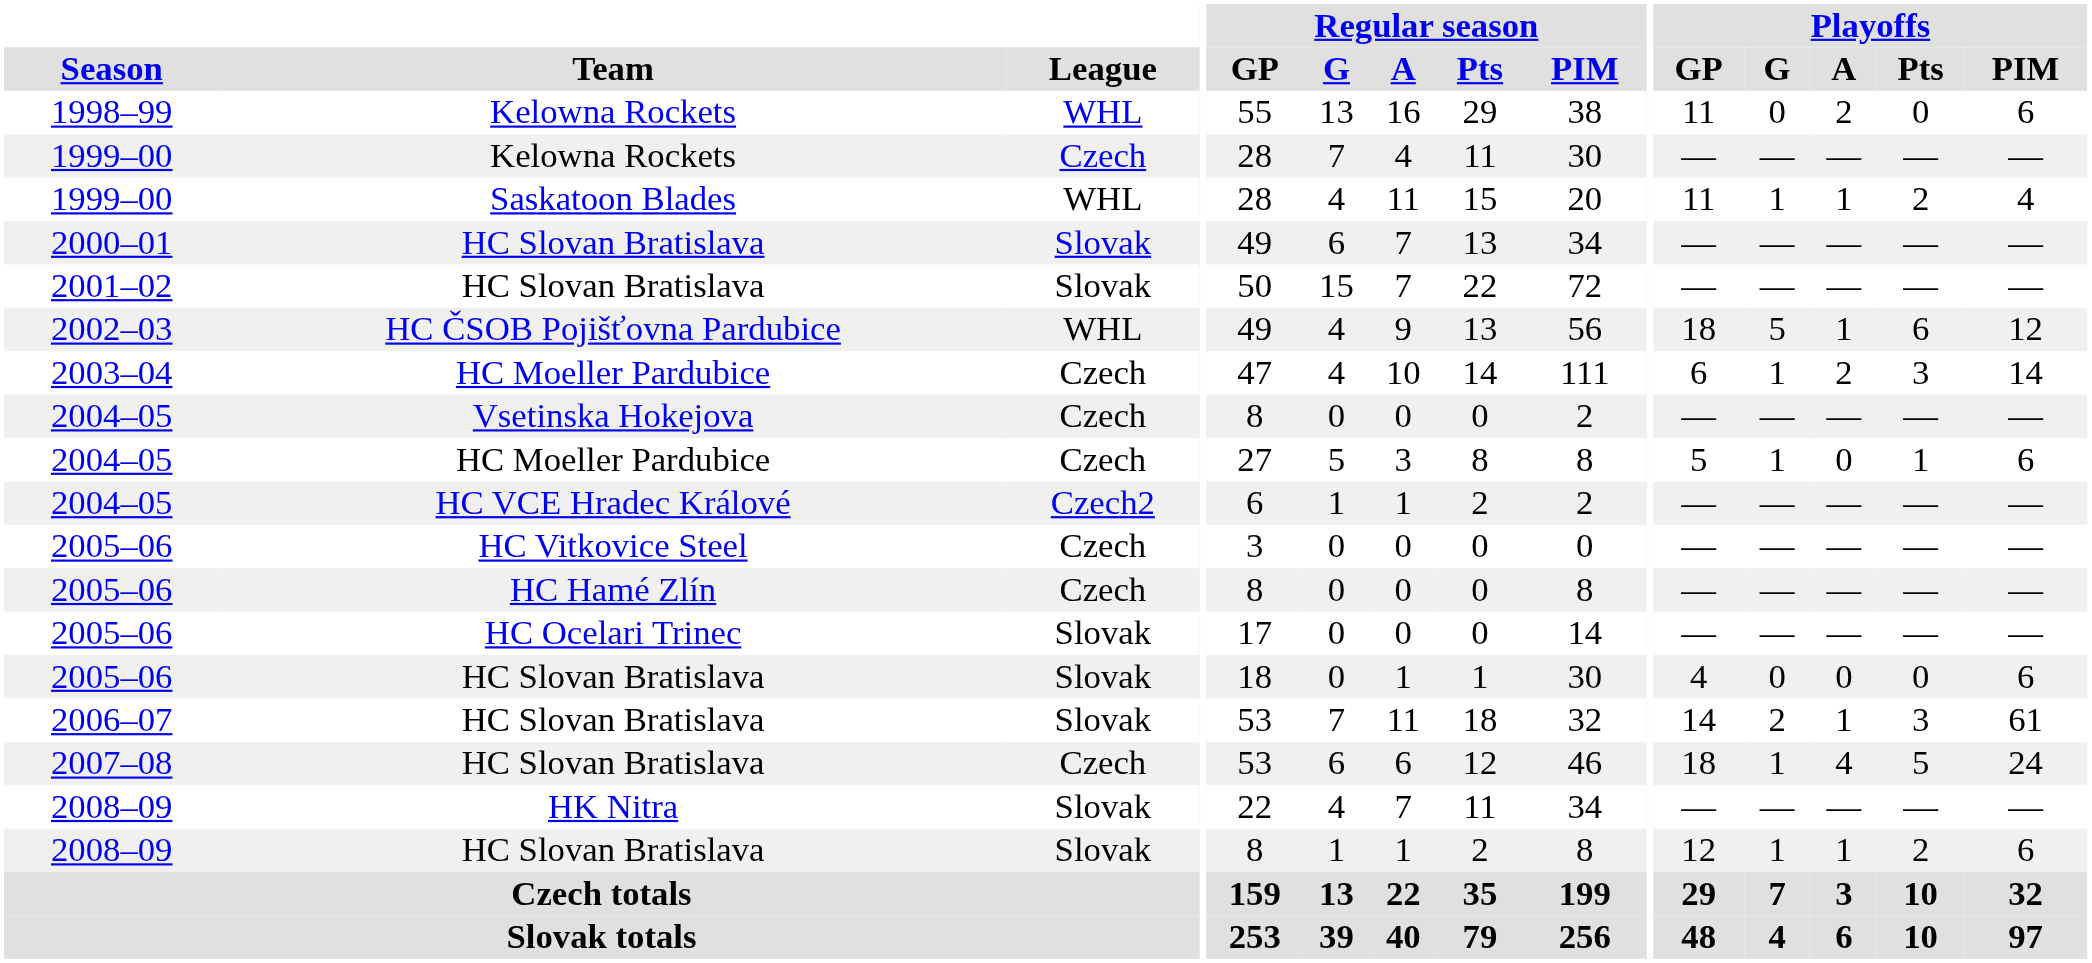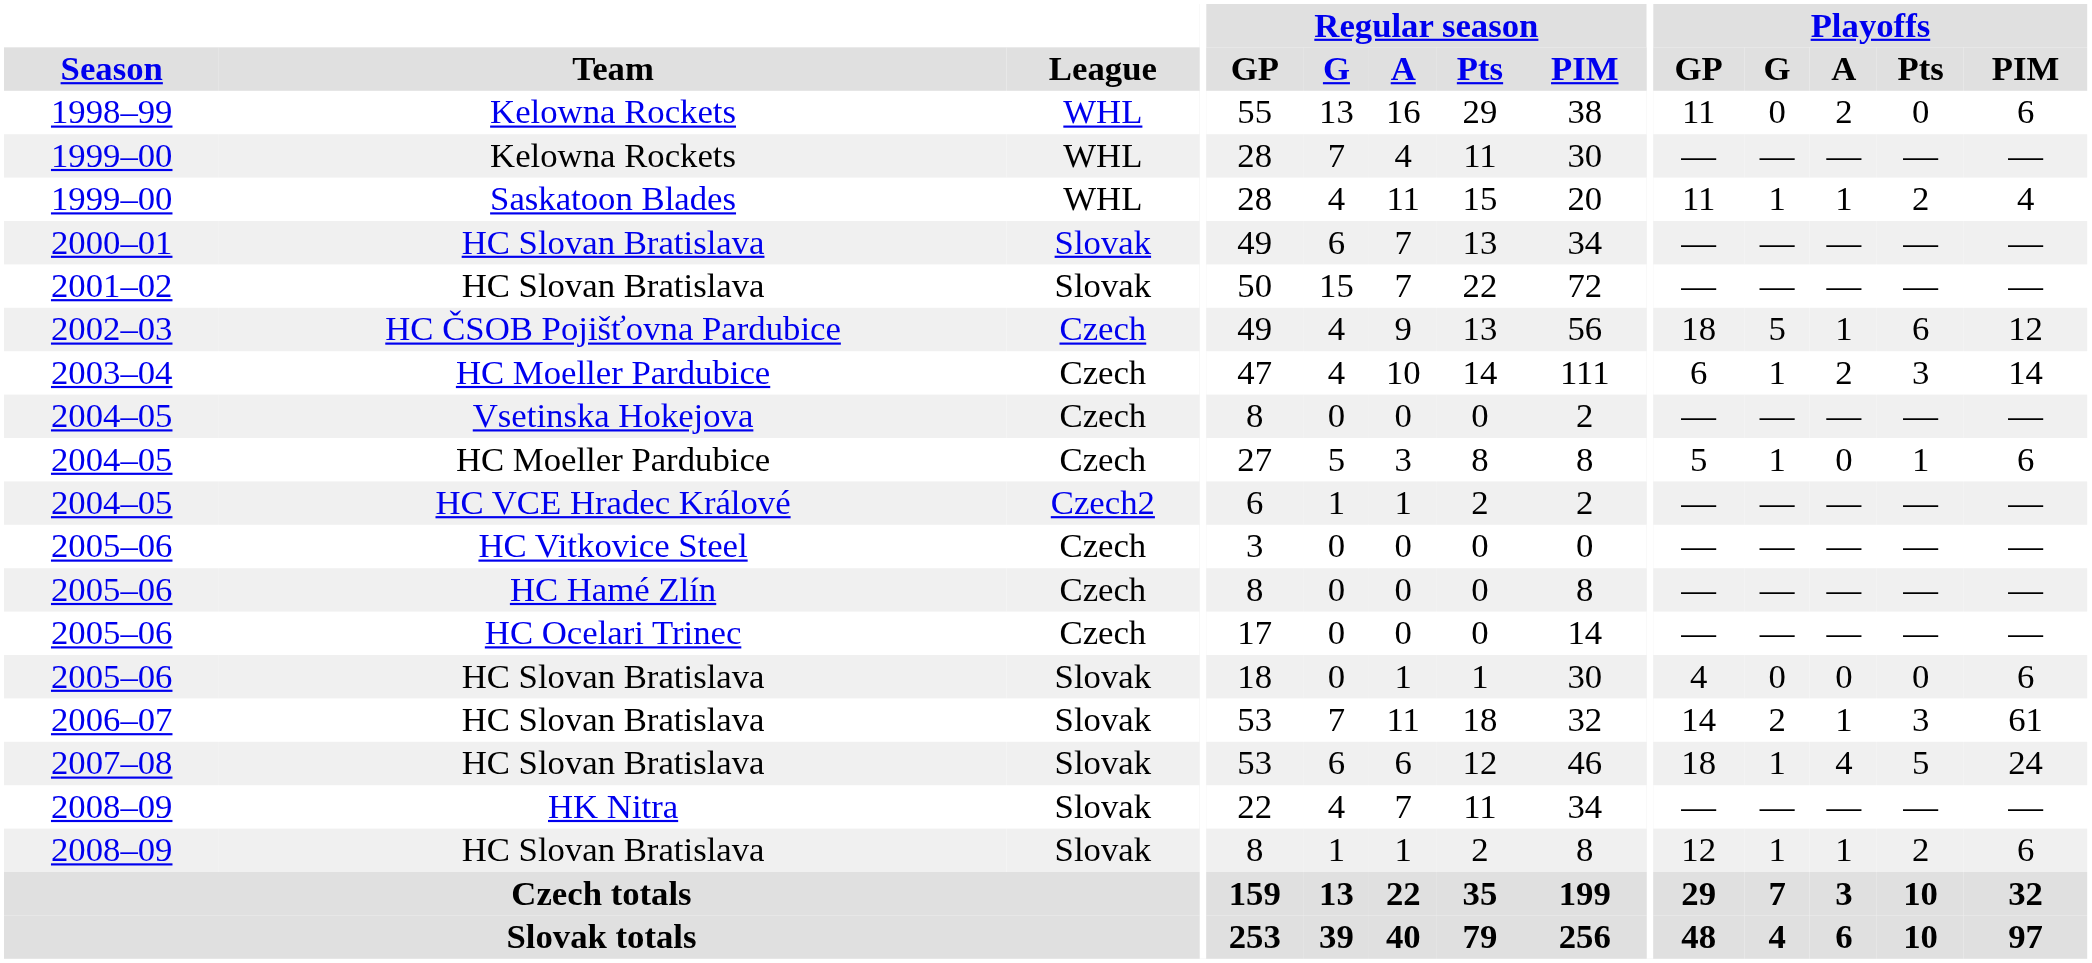(1103, 155) Czech -> (1103, 155) WHL
(1103, 328) WHL -> (1103, 328) Czech
(1103, 632) Slovak -> (1103, 632) Czech
(1103, 762) Czech -> (1103, 762) Slovak
